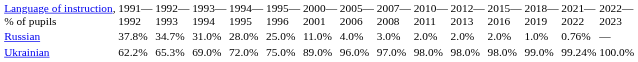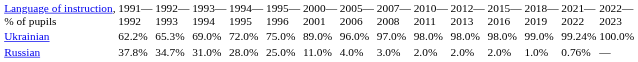rows swapped: (27, 52) <-> (22, 37)
